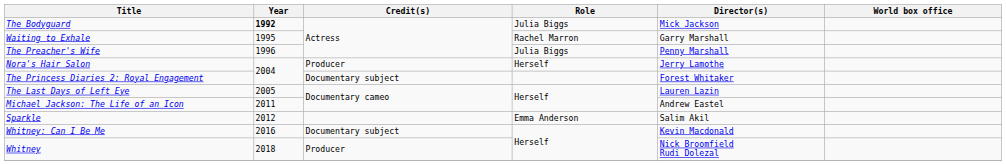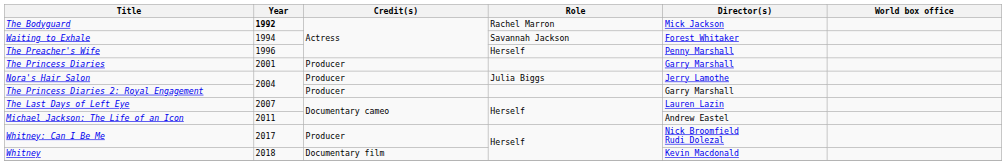(541, 24) Julia Biggs -> (522, 24) Rachel Marron
(265, 38) 1995 -> (265, 38) 1994
(546, 38) Rachel Marron -> (530, 38) Savannah Jackson
(694, 38) Garry Marshall -> (702, 38) Forest Whitaker
(541, 51) Julia Biggs -> (508, 51) Herself
+ row: (56, 64)
(532, 64) Herself -> (517, 78) Julia Biggs
(352, 78) Documentary subject -> (325, 91) Producer
(697, 78) Forest Whitaker -> (699, 91) Garry Marshall
(265, 91) 2005 -> (265, 104) 2007
- row: (24, 118)
(265, 131) 2016 -> (265, 136) 2017
(352, 131) Documentary subject -> (325, 136) Producer
(697, 131) Kevin Macdonald -> (702, 136) Nick Broomfield Rudi Dolezal
(325, 149) Producer -> (345, 154) Documentary film
(697, 149) Nick Broomfield Rudi Dolezal -> (702, 154) Kevin Macdonald
